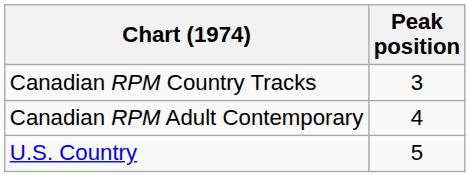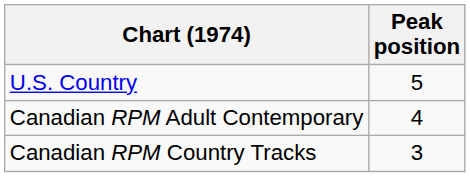rows swapped: (163, 82) <-> (73, 152)
